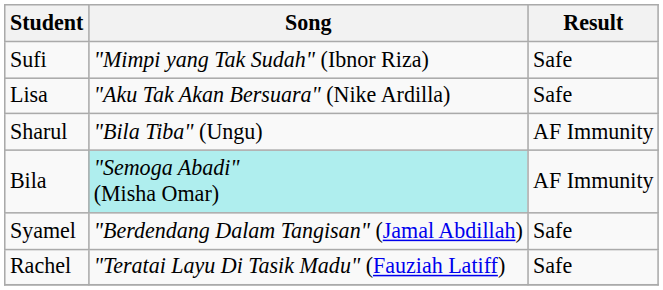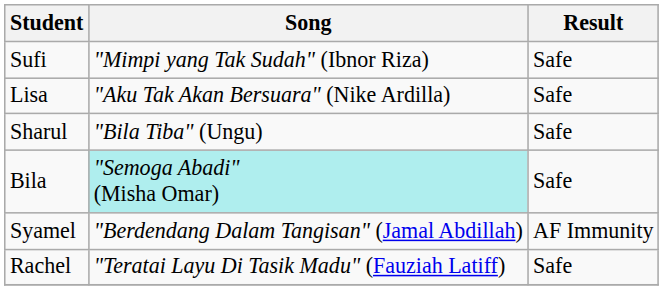(593, 132) AF Immunity -> (553, 132) Safe
(593, 181) AF Immunity -> (553, 181) Safe
(553, 230) Safe -> (593, 230) AF Immunity
